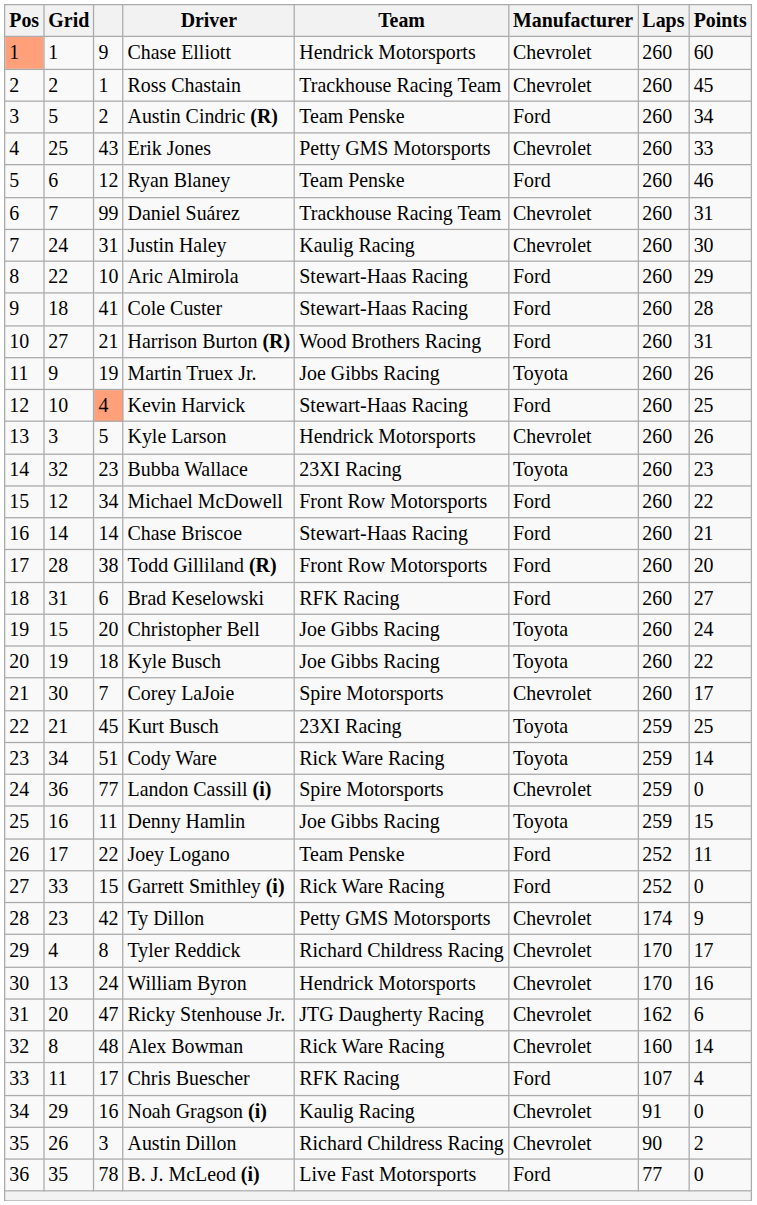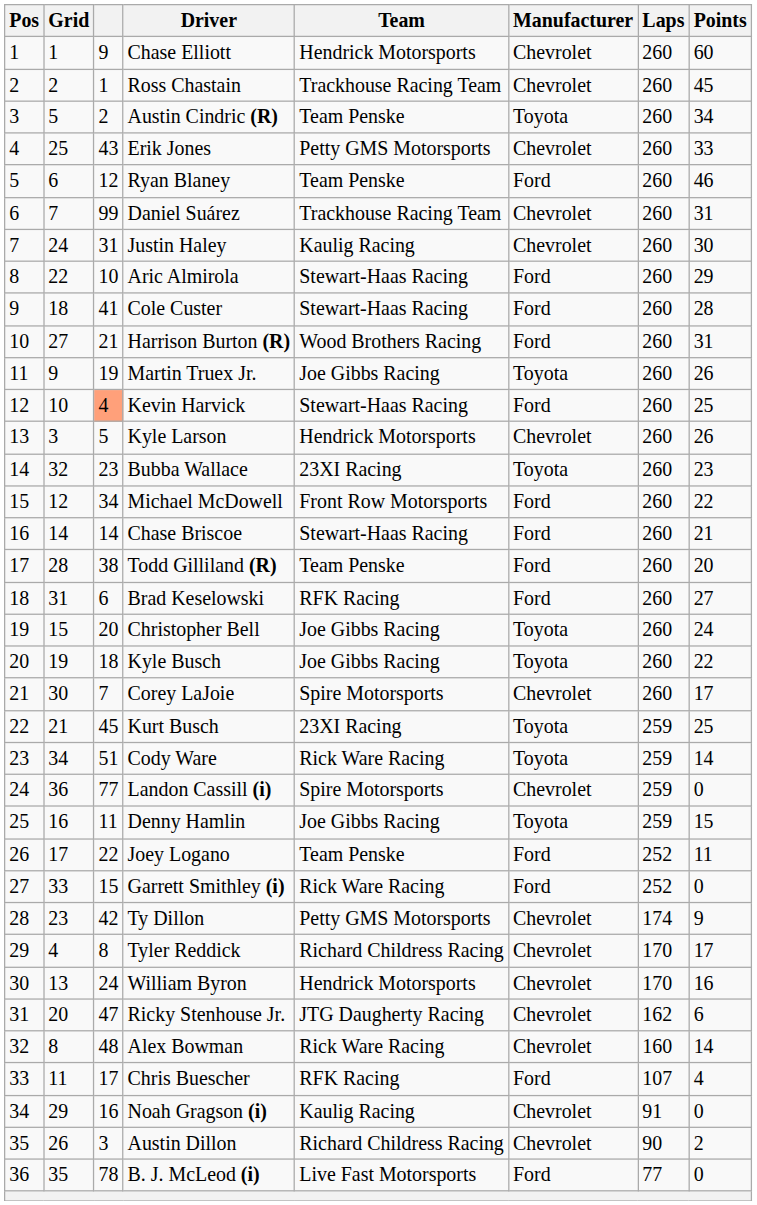(14, 52) lightsalmon background -> (14, 52) no background
(532, 116) Ford -> (541, 116) Toyota
(393, 565) Front Row Motorsports -> (352, 565) Team Penske
